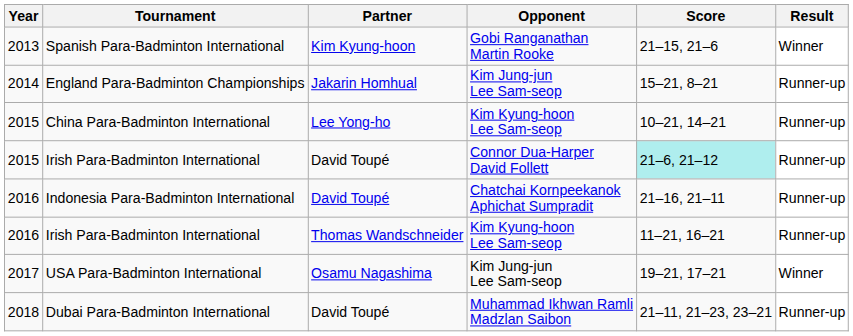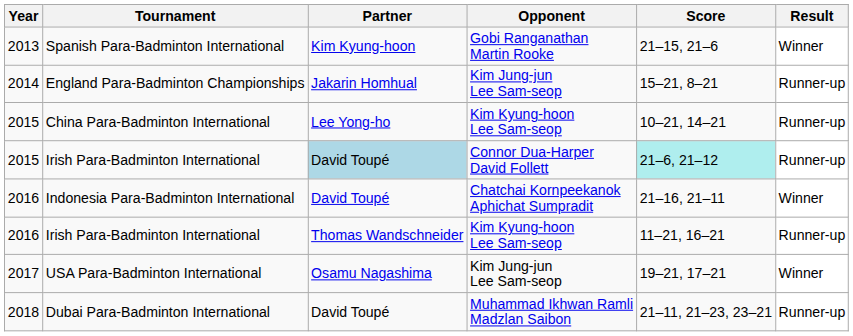(350, 160) no background -> (350, 160) lightblue background
(812, 198) Runner-up -> (801, 198) Winner
